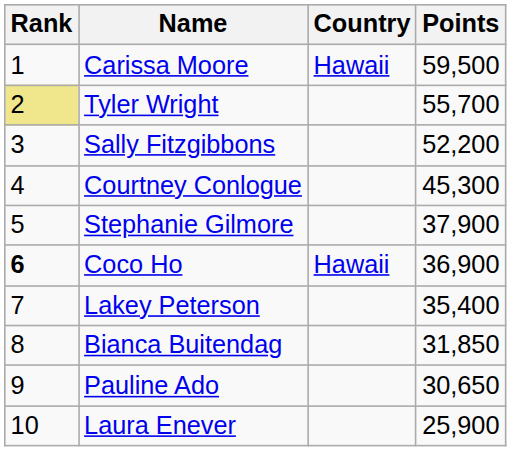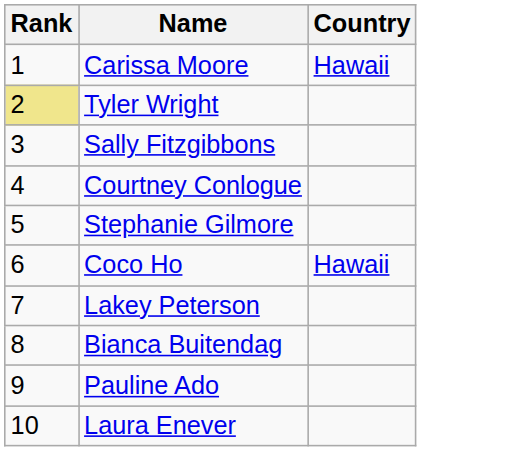- column: (461, 24)
(18, 265) bold -> (18, 265) normal
